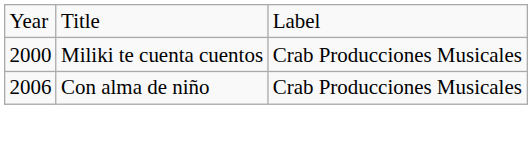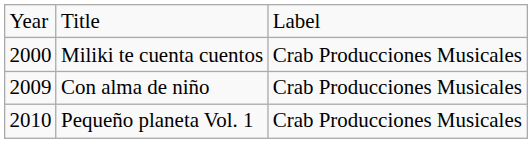(30, 87) 2006 -> (30, 87) 2009
+ row: (157, 120)
